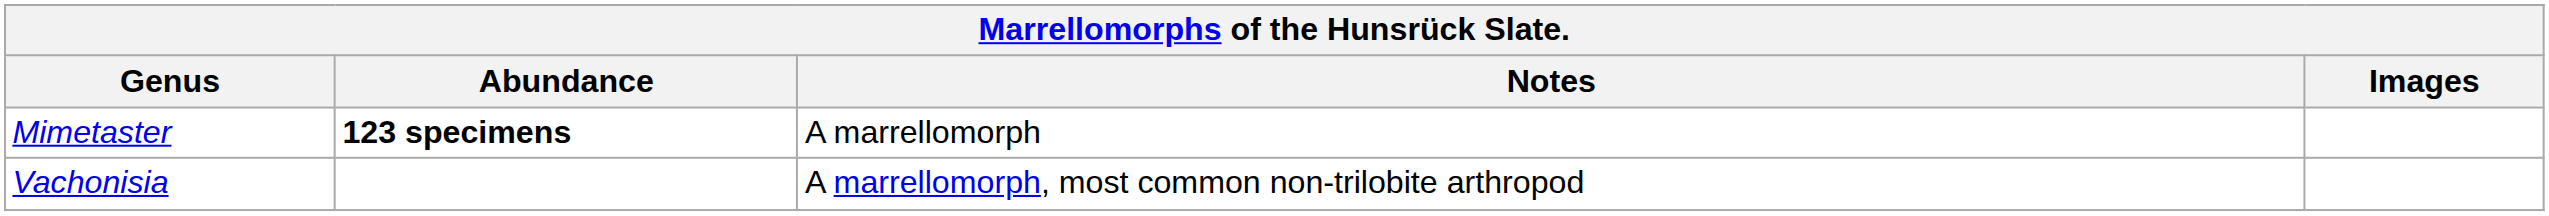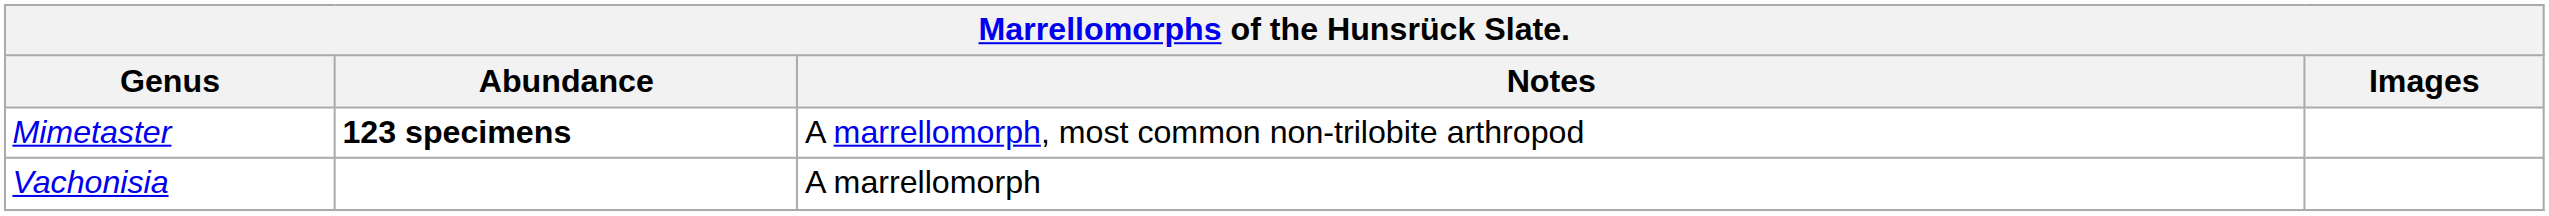(923, 132) A marrellomorph -> (1195, 132) A marrellomorph, most common non-trilobite arthropod
(1195, 183) A marrellomorph, most common non-trilobite arthropod -> (923, 183) A marrellomorph
